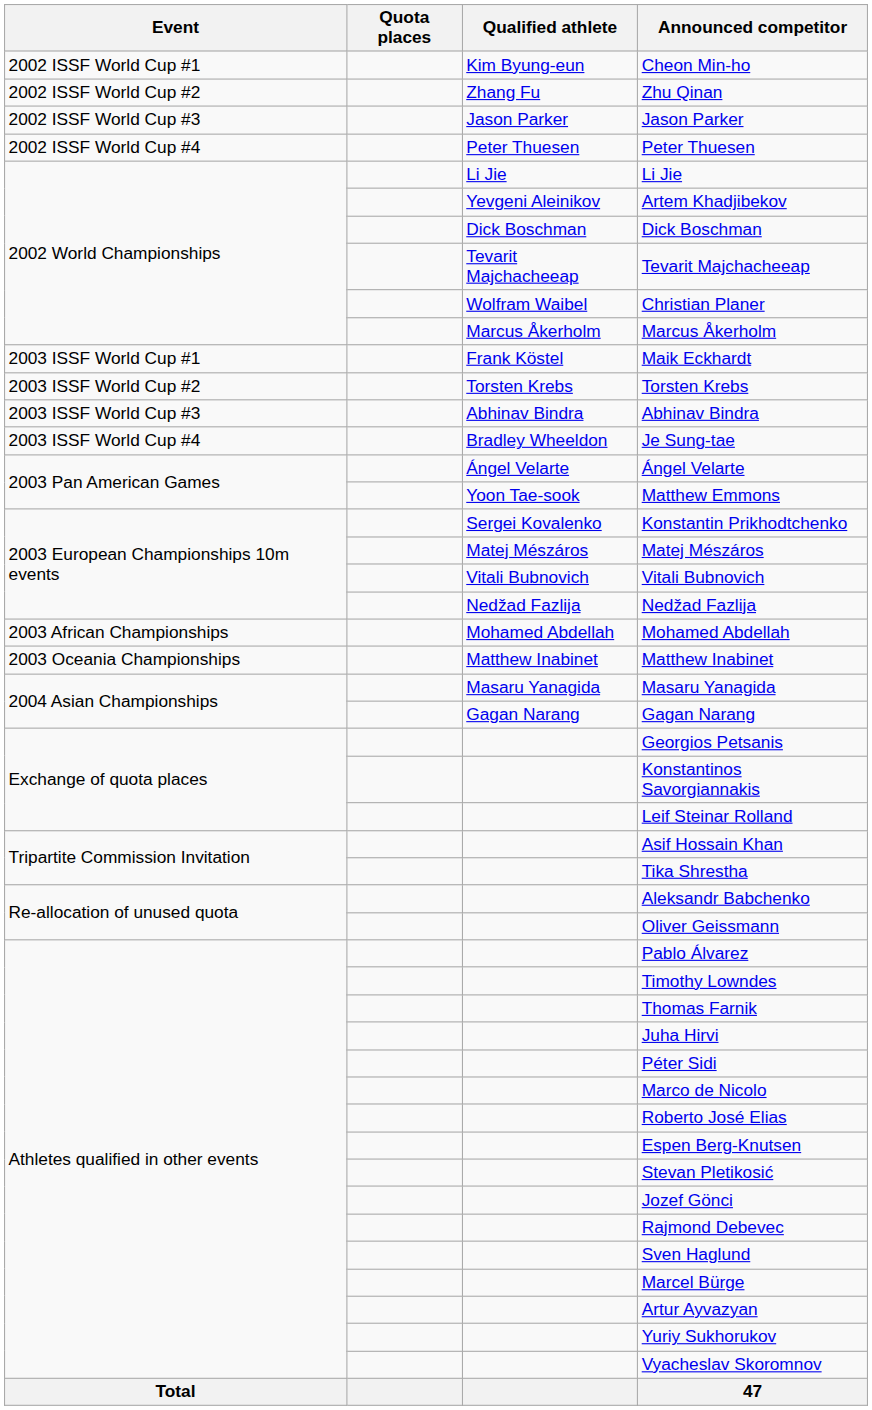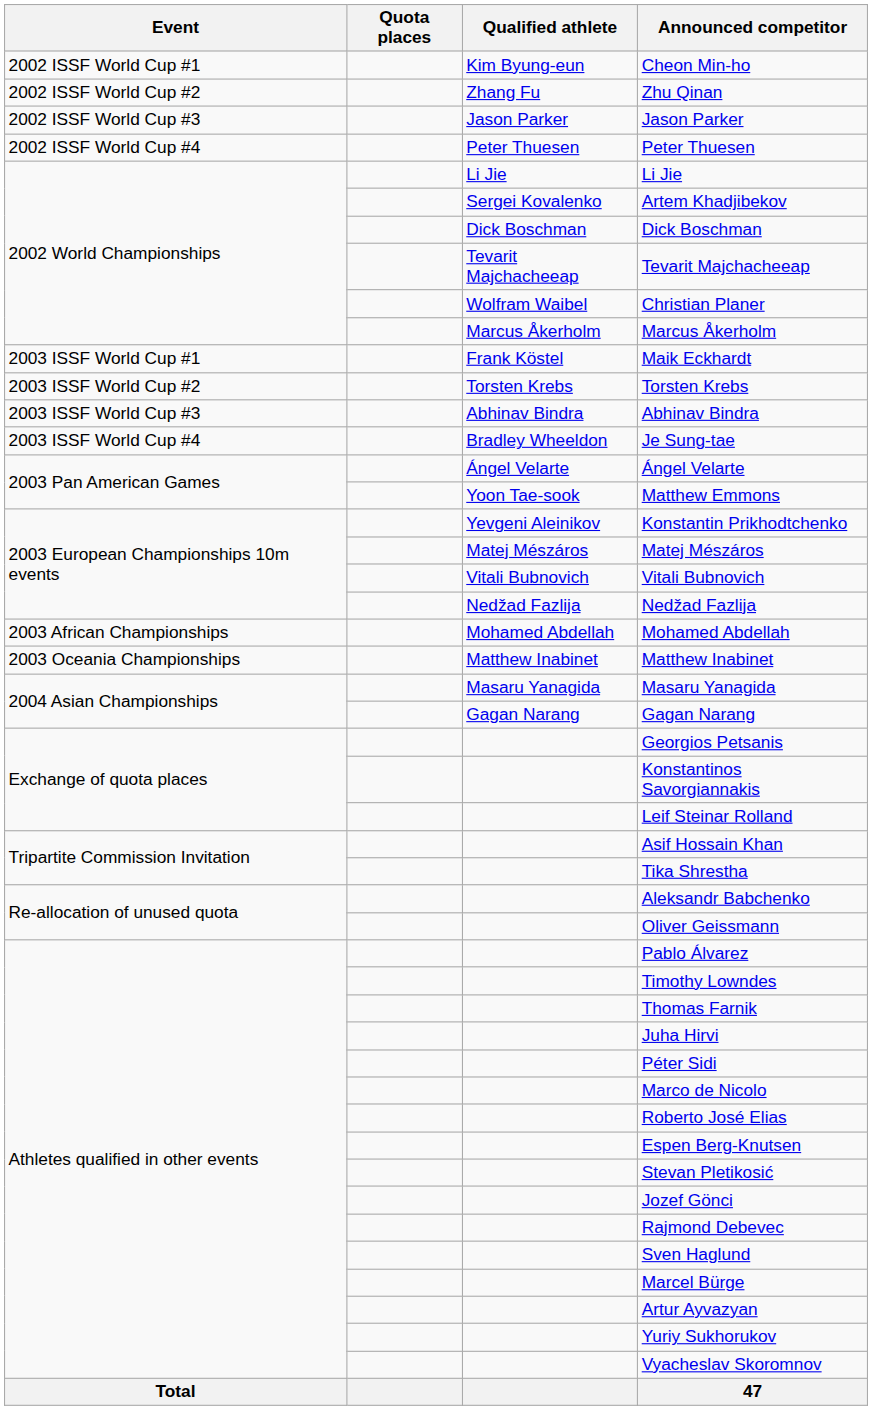(533, 202) Yevgeni Aleinikov -> (534, 202) Sergei Kovalenko
(534, 522) Sergei Kovalenko -> (533, 522) Yevgeni Aleinikov
